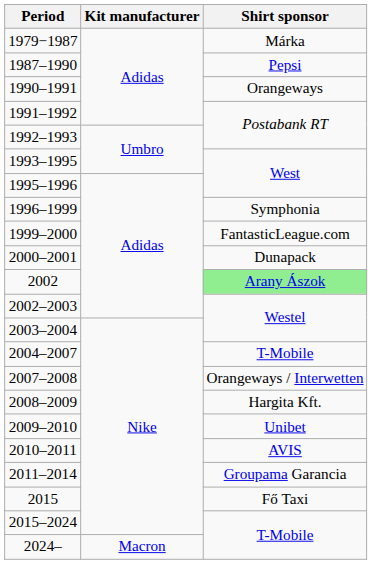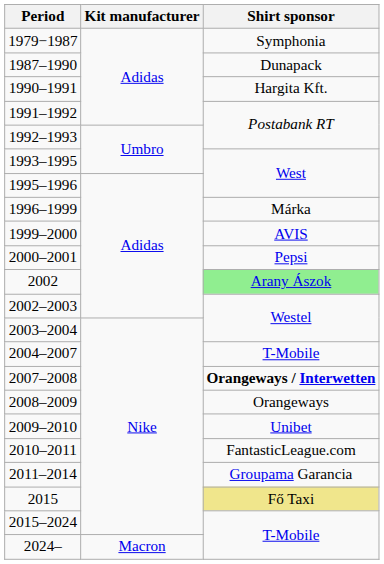(285, 40) Márka -> (291, 40) Symphonia
(285, 64) Pepsi -> (291, 64) Dunapack
(285, 88) Orangeways -> (291, 88) Hargita Kft.
(285, 209) Symphonia -> (291, 209) Márka
(285, 233) FantasticLeague.com -> (291, 233) AVIS
(285, 257) Dunapack -> (291, 257) Pepsi
(285, 378) normal -> (291, 378) bold
(285, 402) Hargita Kft. -> (291, 402) Orangeways
(285, 450) AVIS -> (291, 450) FantasticLeague.com
(285, 498) no background -> (291, 498) khaki background
